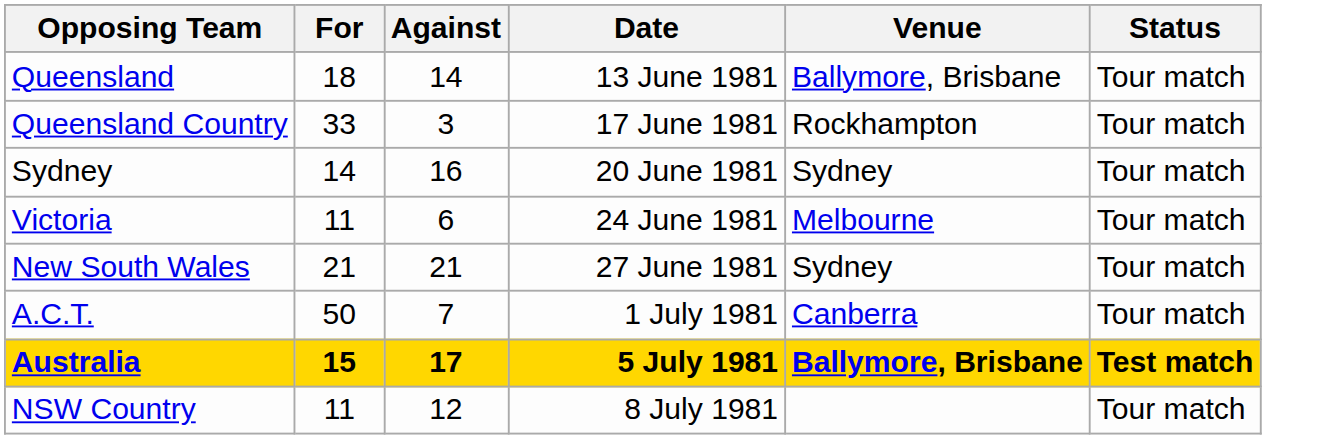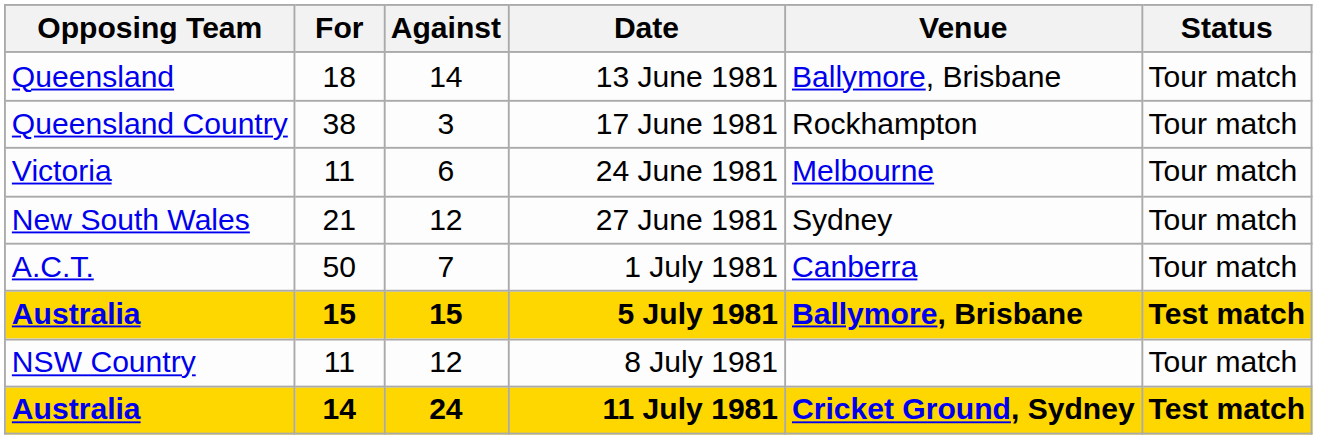(339, 123) 33 -> (339, 123) 38
- row: (687, 171)
(446, 266) 21 -> (446, 219) 12
(446, 362) 17 -> (446, 314) 15
+ row: (690, 409)
